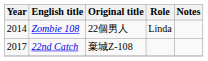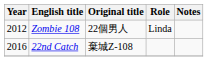(17, 29) 2014 -> (17, 29) 2012
(17, 47) 2017 -> (17, 47) 2016
